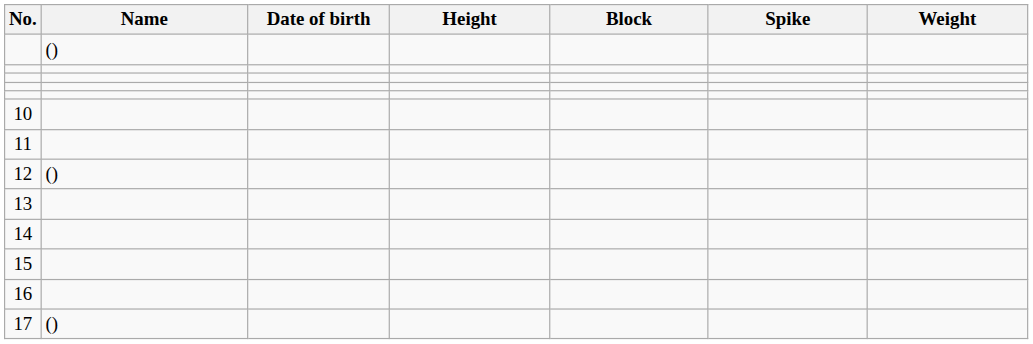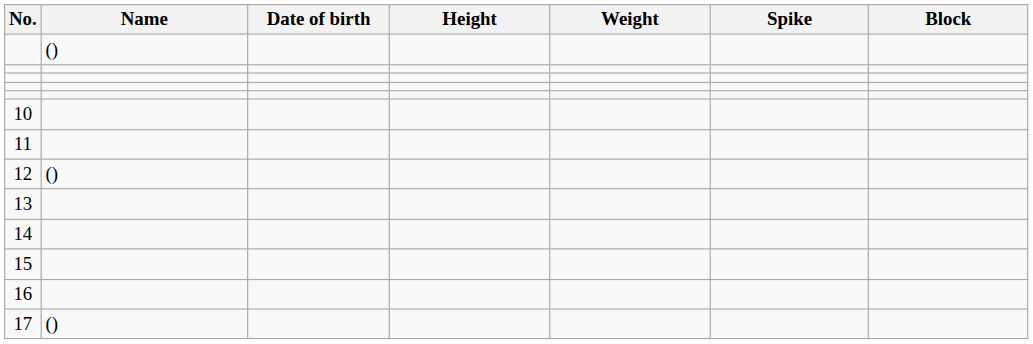columns swapped: (947, 19) <-> (629, 19)
